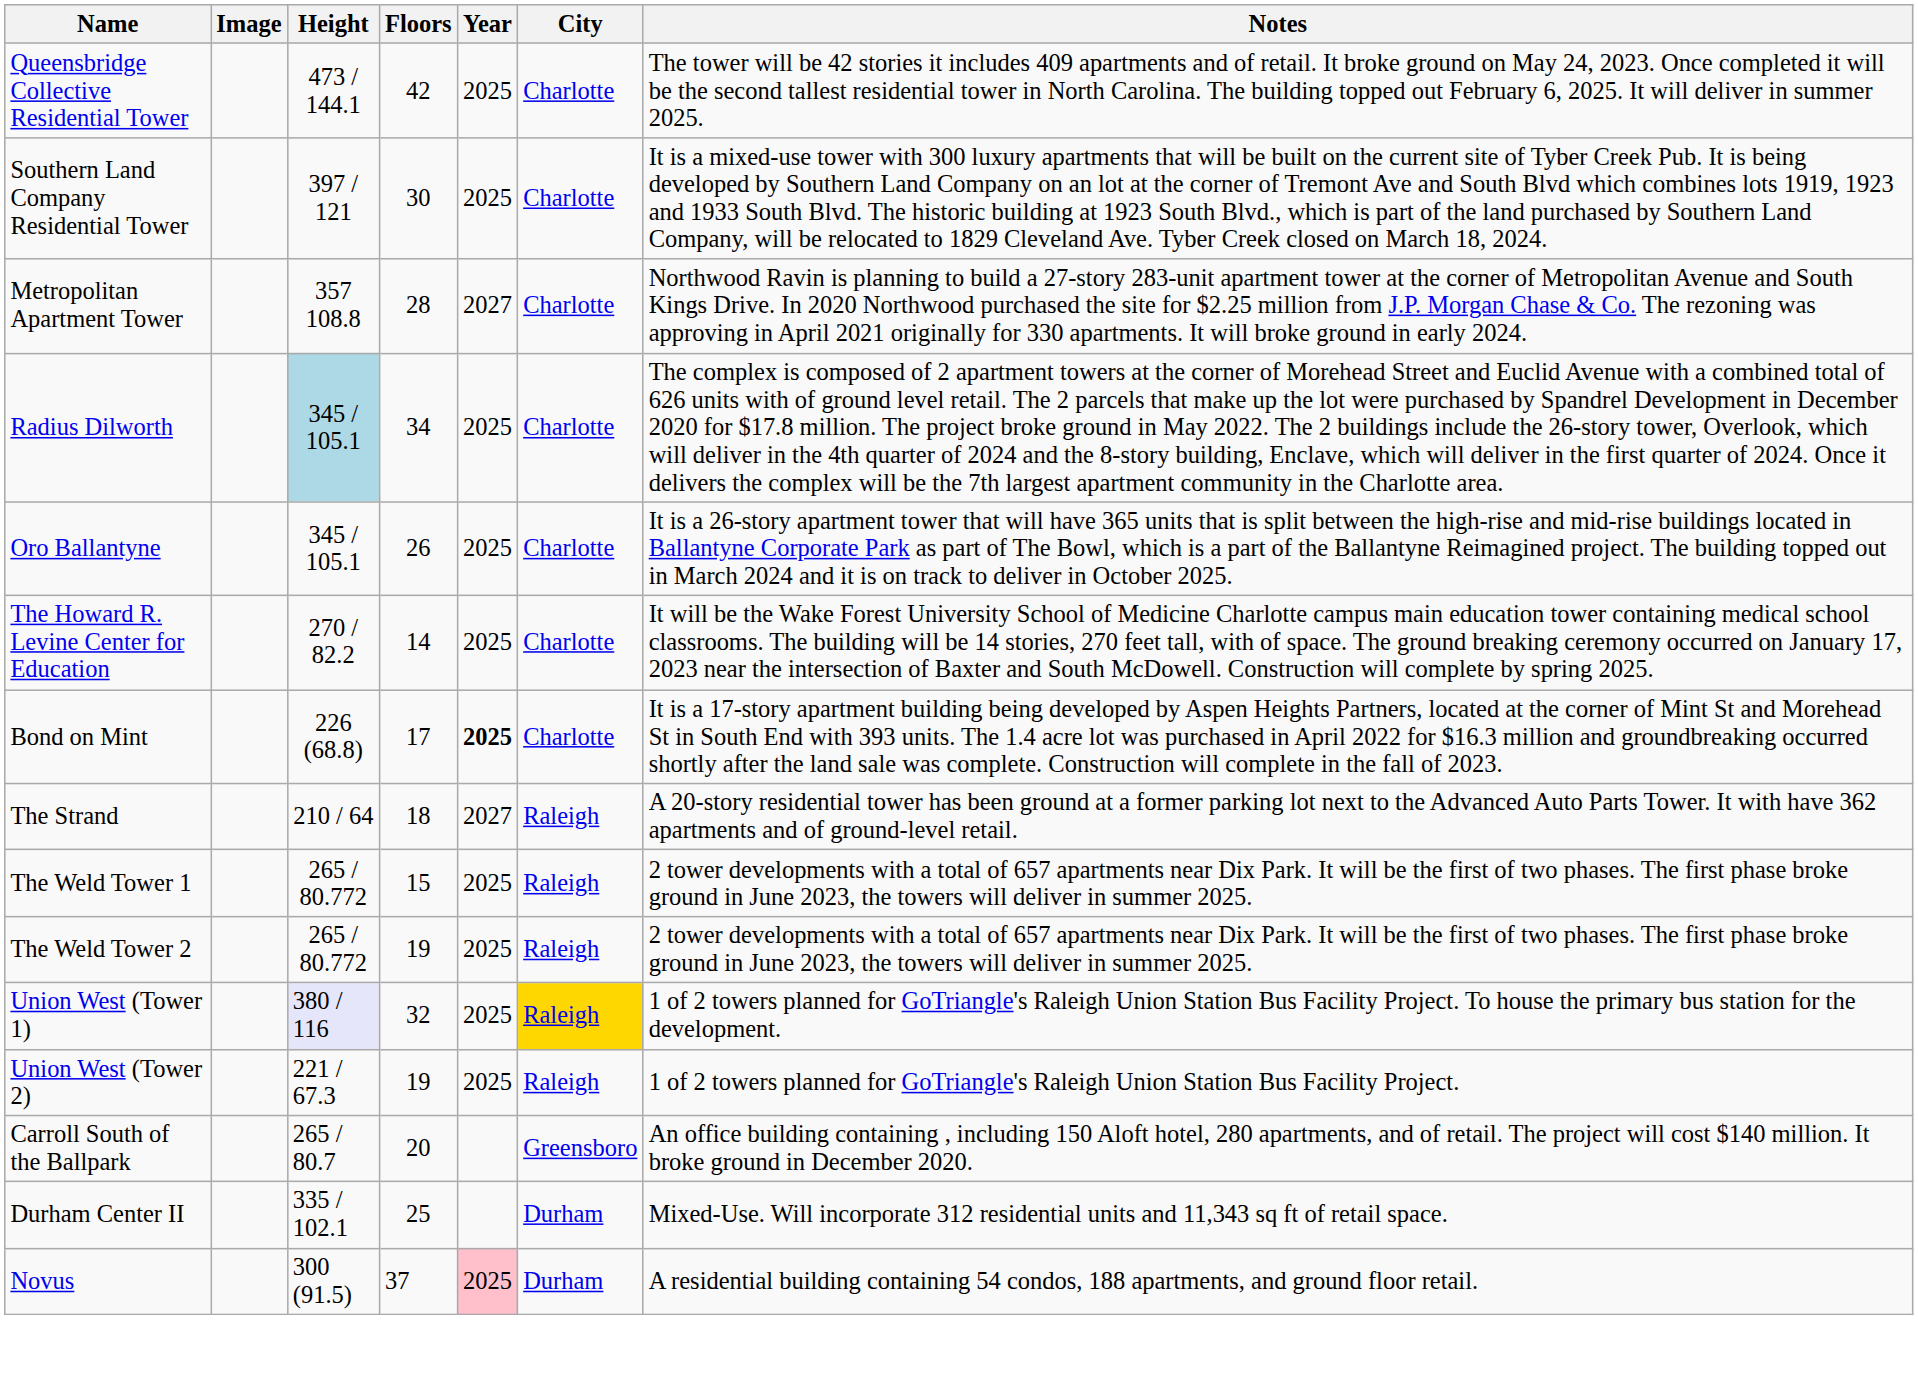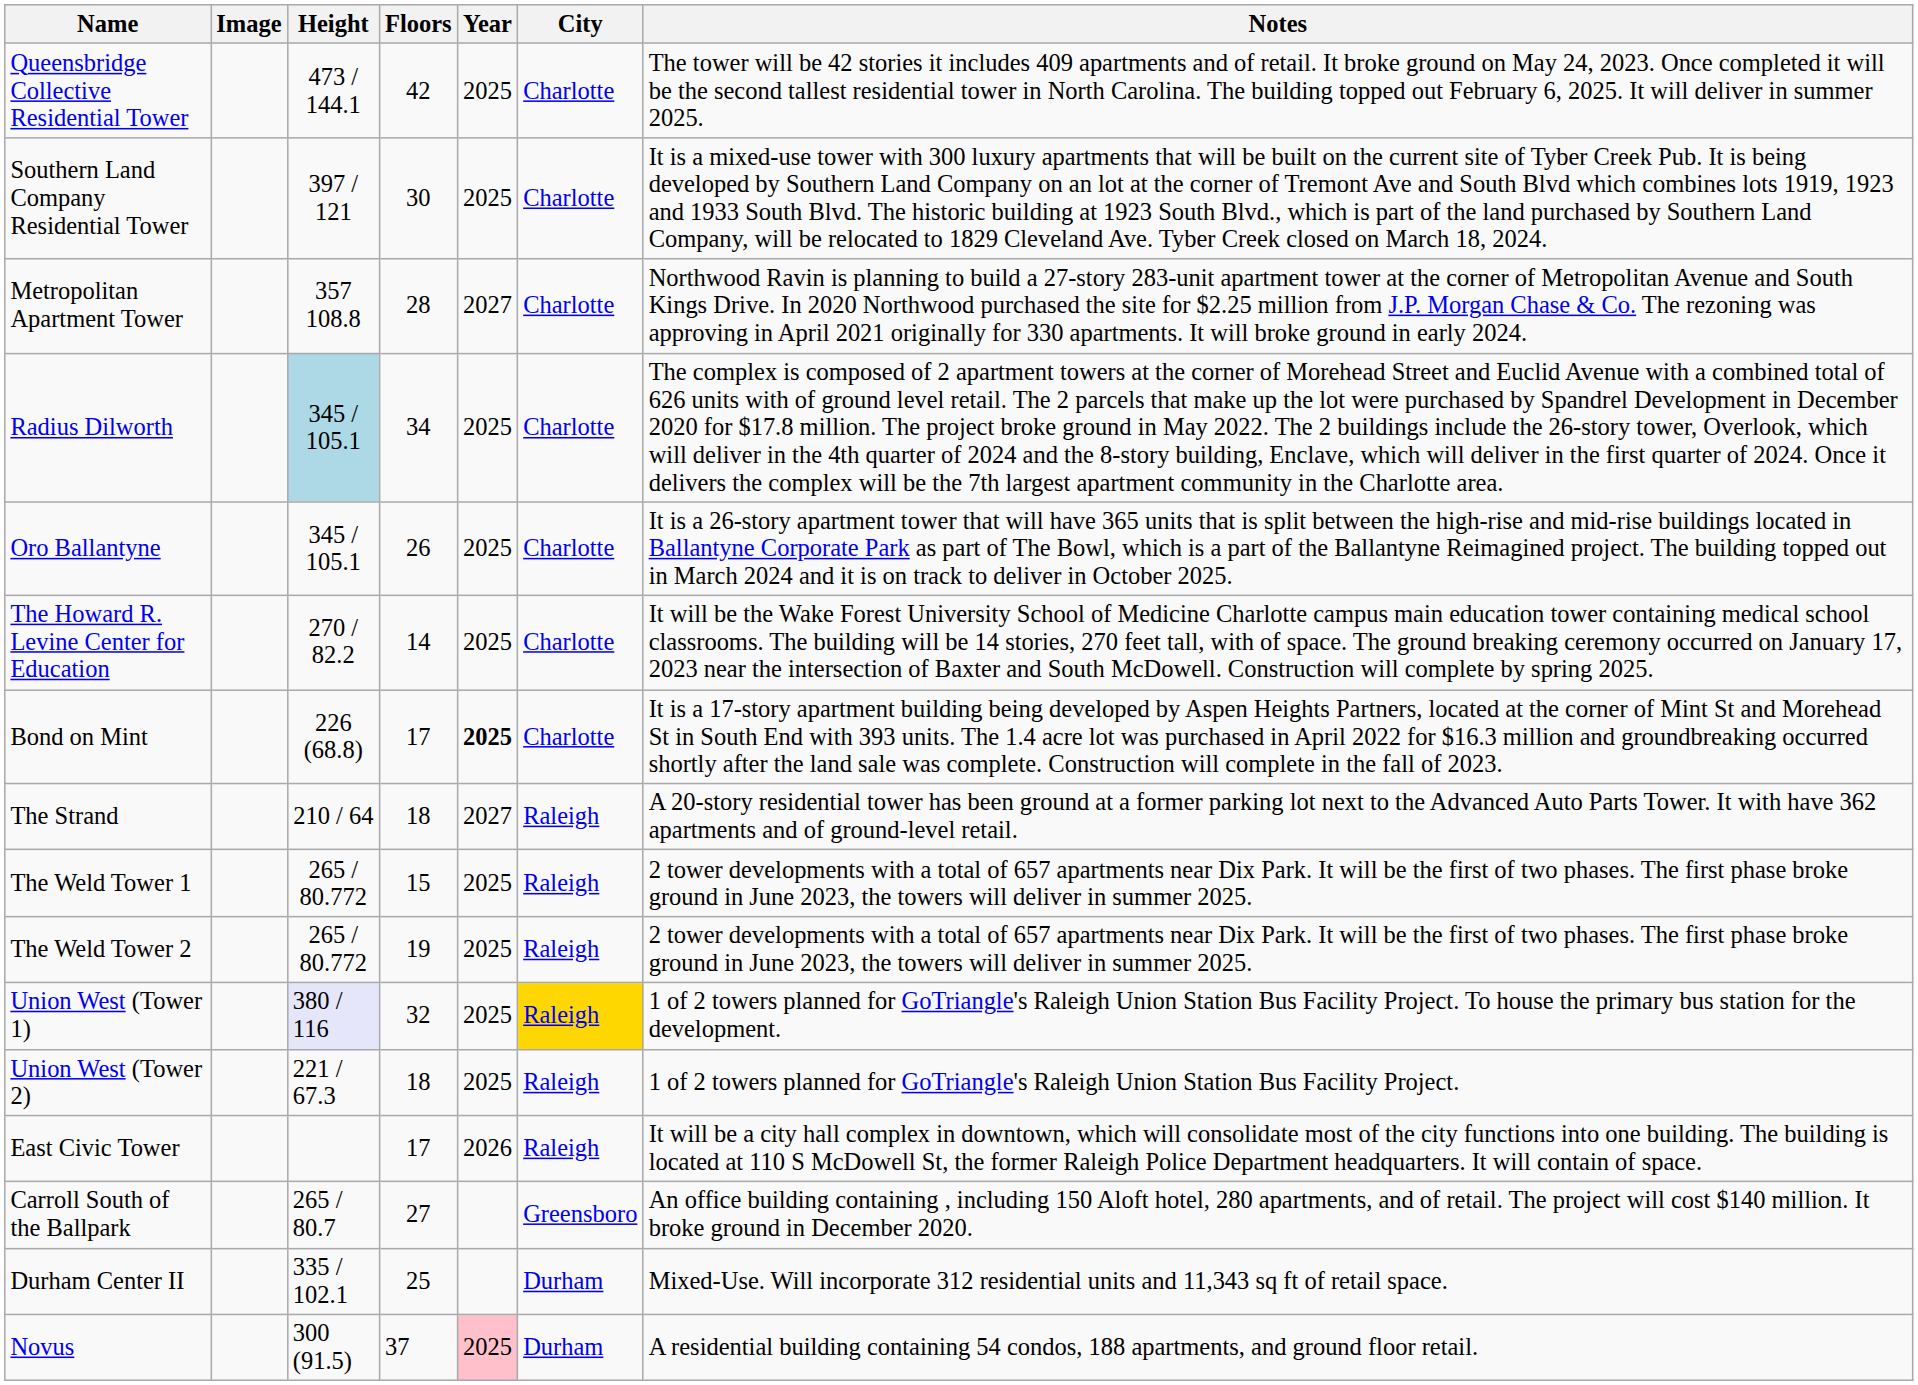(418, 1081) 19 -> (418, 1081) 18
+ row: (95, 1148)
(418, 1148) 20 -> (418, 1214) 27
